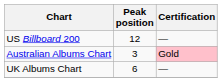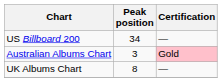(135, 38) 12 -> (135, 38) 34
(135, 69) 6 -> (135, 69) 8
